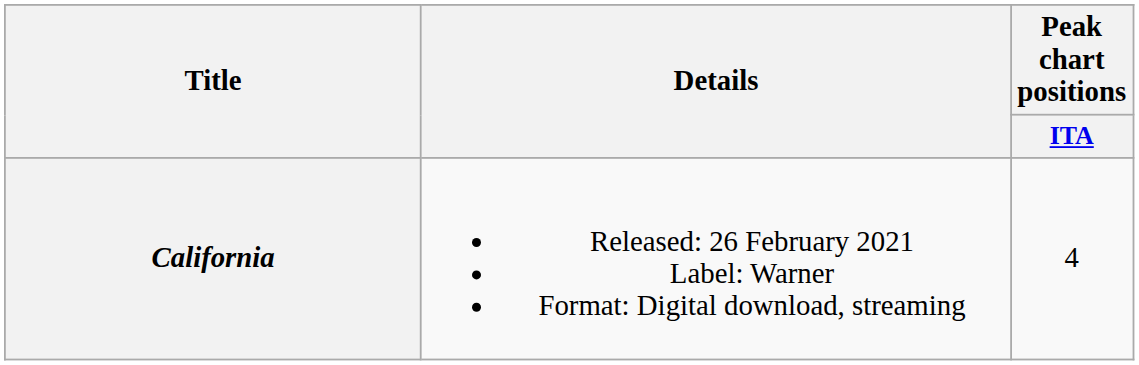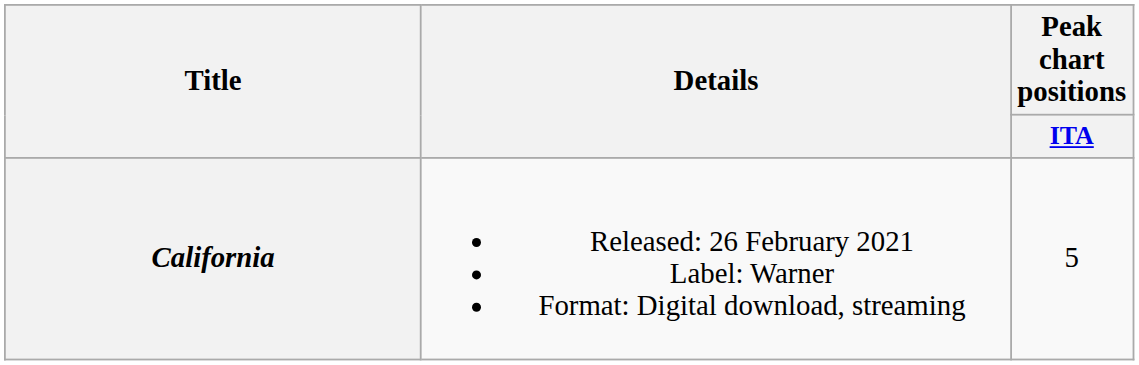(1072, 257) 4 -> (1072, 257) 5
